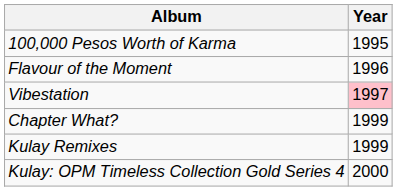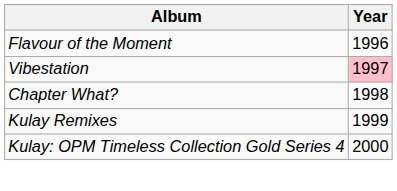- row: (122, 43)
(370, 120) 1999 -> (370, 95) 1998
